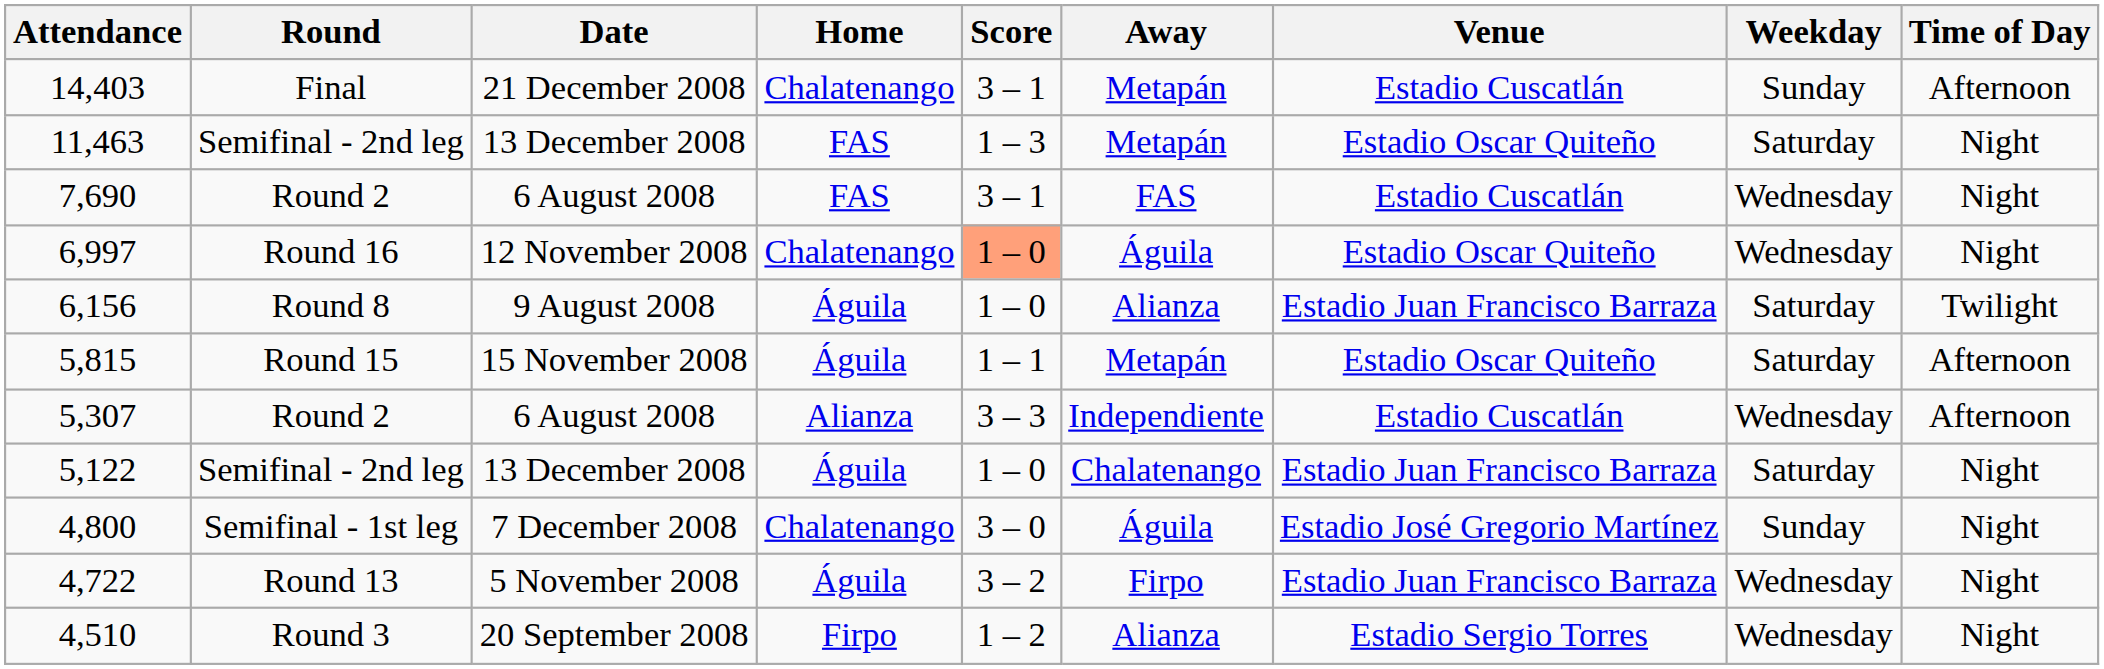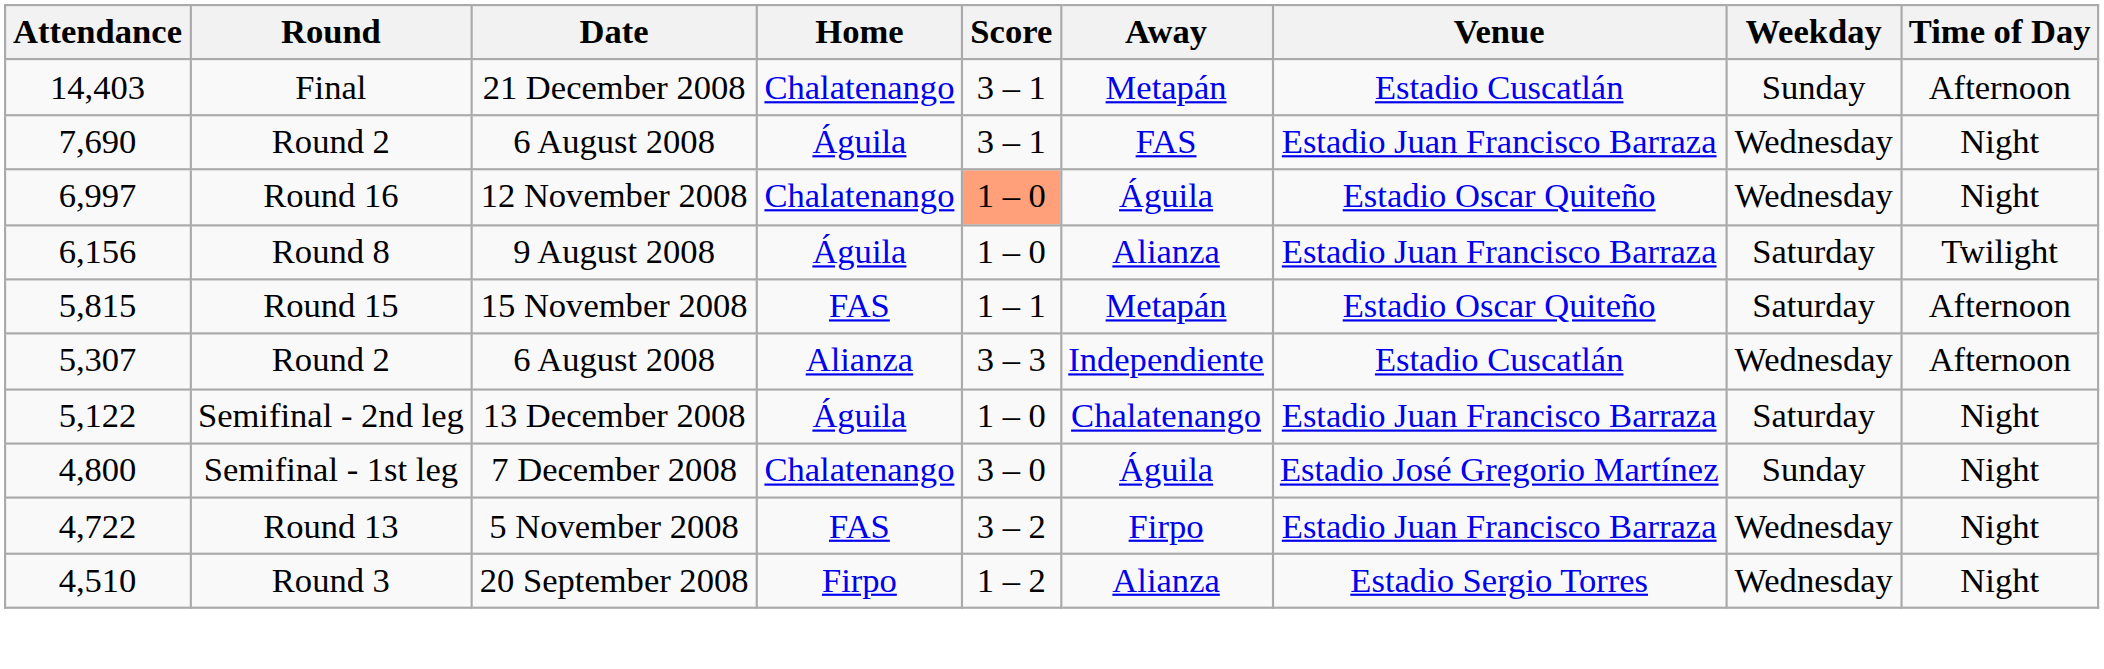- row: (98, 141)
(859, 196) FAS -> (859, 141) Águila
(1499, 196) Estadio Cuscatlán -> (1499, 141) Estadio Juan Francisco Barraza
(859, 360) Águila -> (859, 305) FAS
(859, 580) Águila -> (859, 525) FAS
